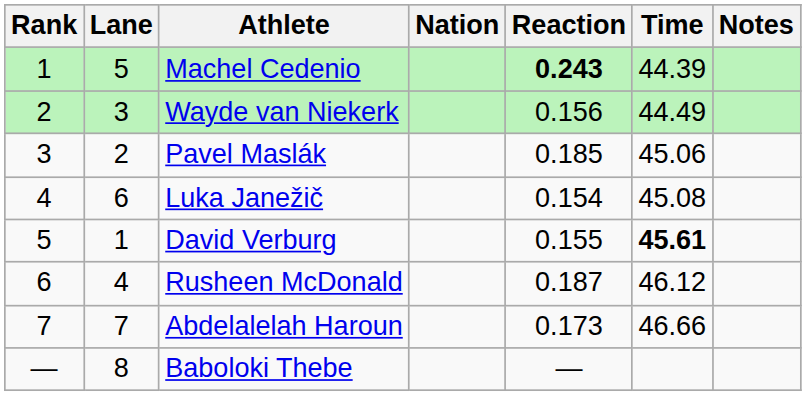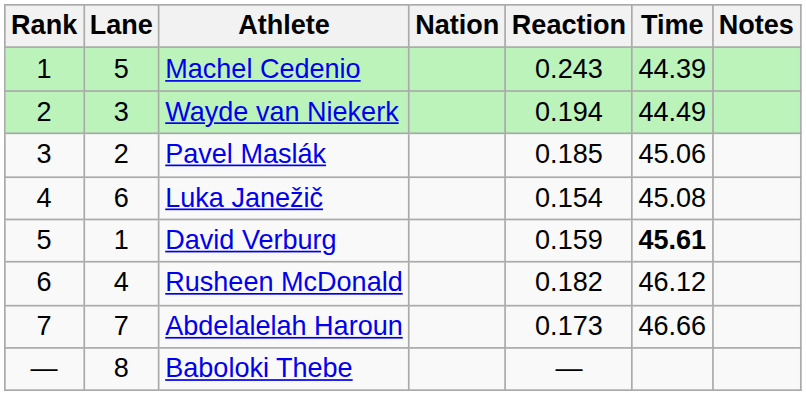(569, 68) bold -> (569, 68) normal
(569, 111) 0.156 -> (569, 111) 0.194
(569, 240) 0.155 -> (569, 240) 0.159
(569, 283) 0.187 -> (569, 283) 0.182
